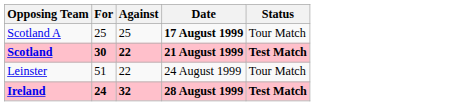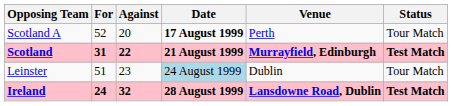+ column: (315, 14)
(100, 33) 25 -> (100, 33) 52
(125, 33) 25 -> (125, 33) 20
(100, 52) 30 -> (100, 52) 31
(125, 71) 22 -> (125, 71) 23
(203, 71) no background -> (203, 71) lightblue background
